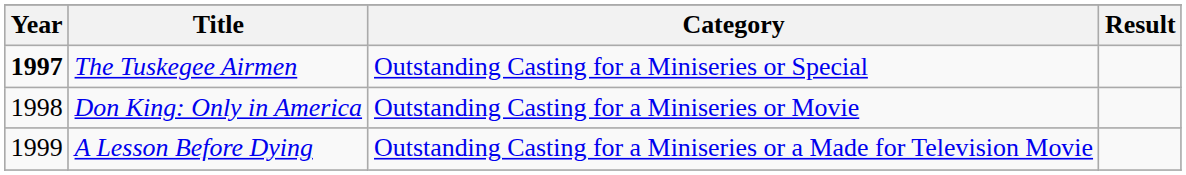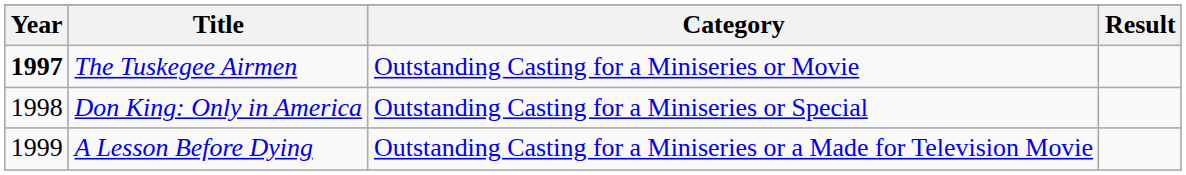(621, 66) Outstanding Casting for a Miniseries or Special -> (617, 66) Outstanding Casting for a Miniseries or Movie
(617, 107) Outstanding Casting for a Miniseries or Movie -> (621, 107) Outstanding Casting for a Miniseries or Special
